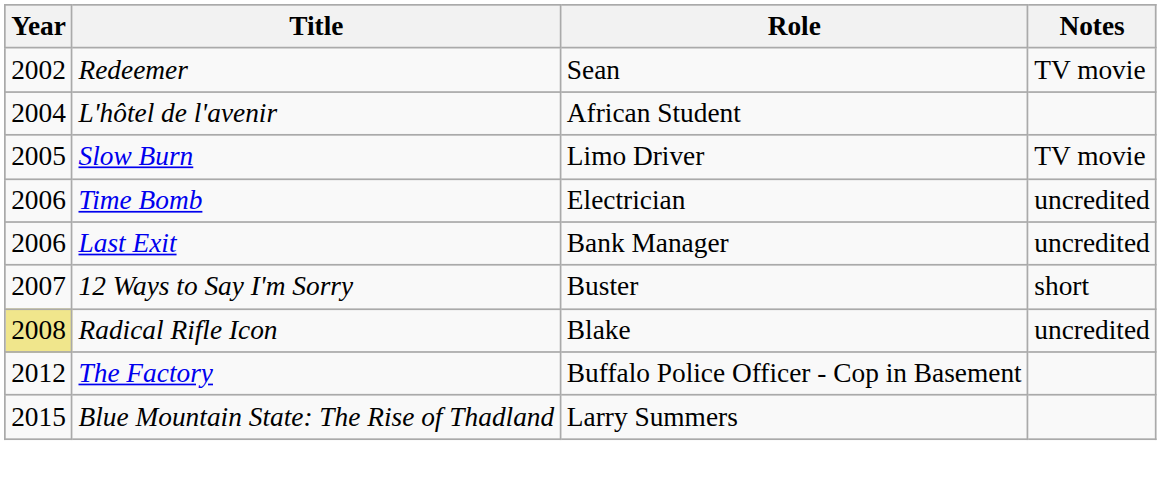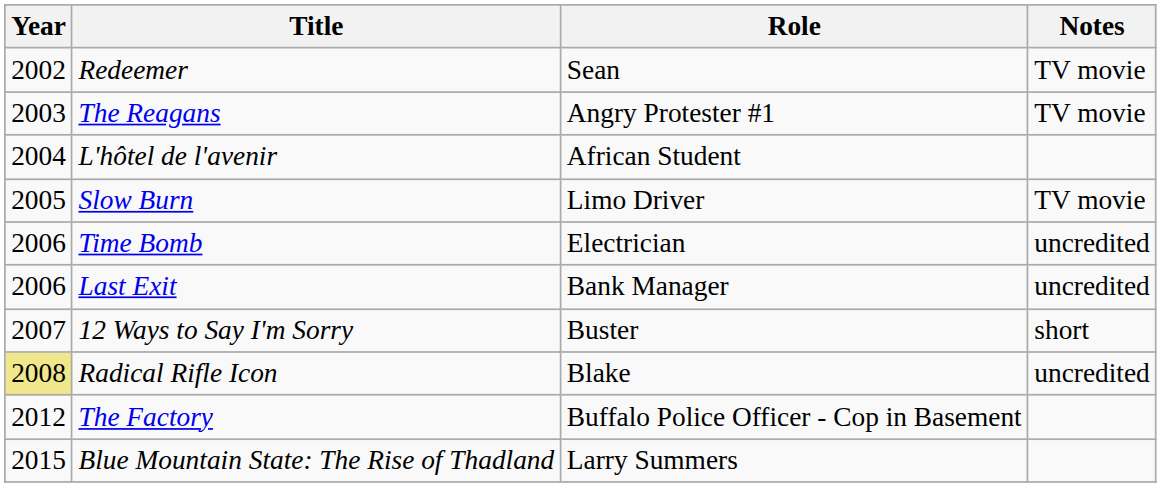+ row: (150, 112)
